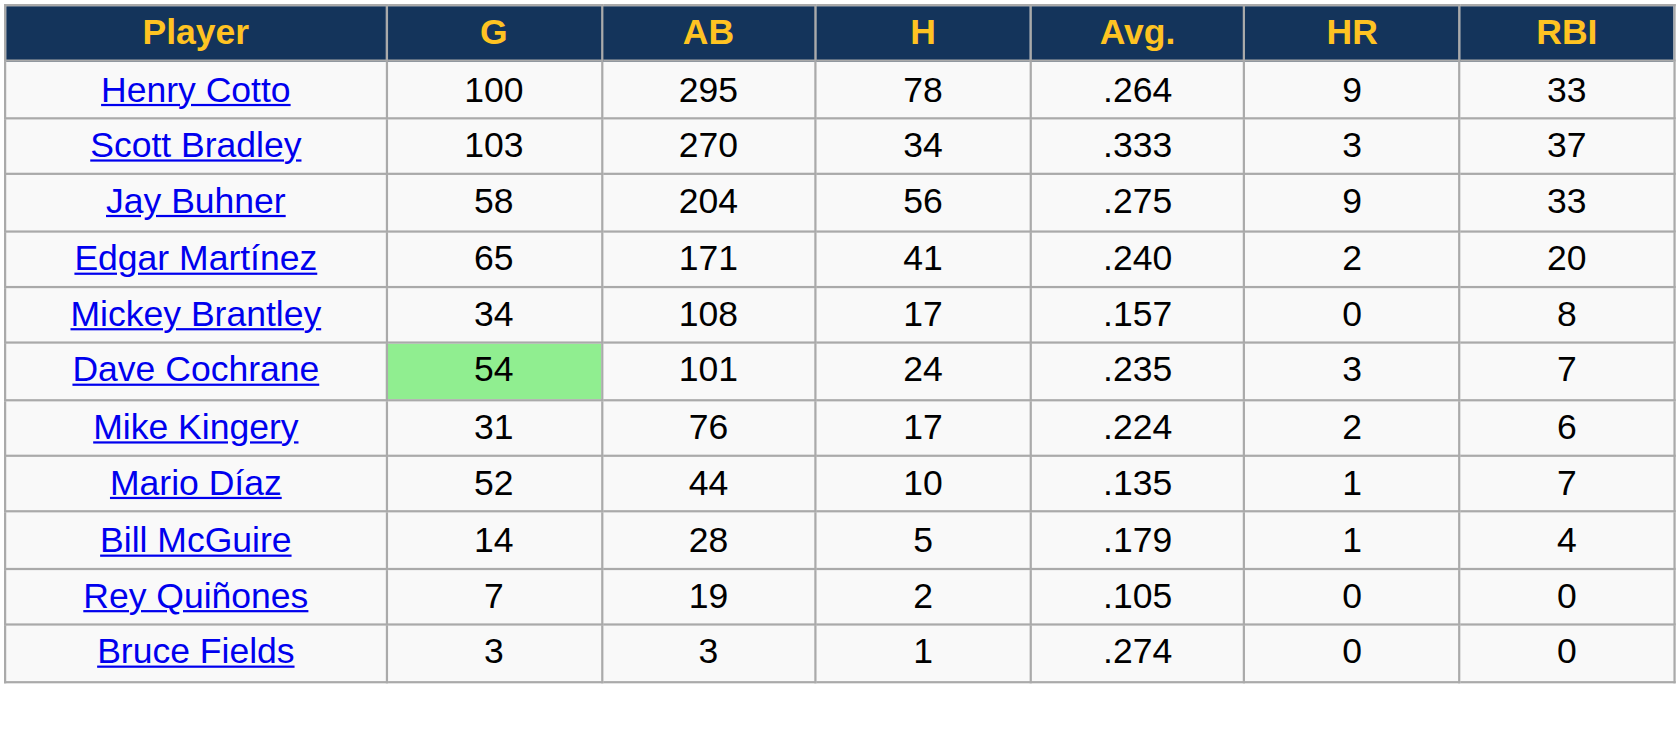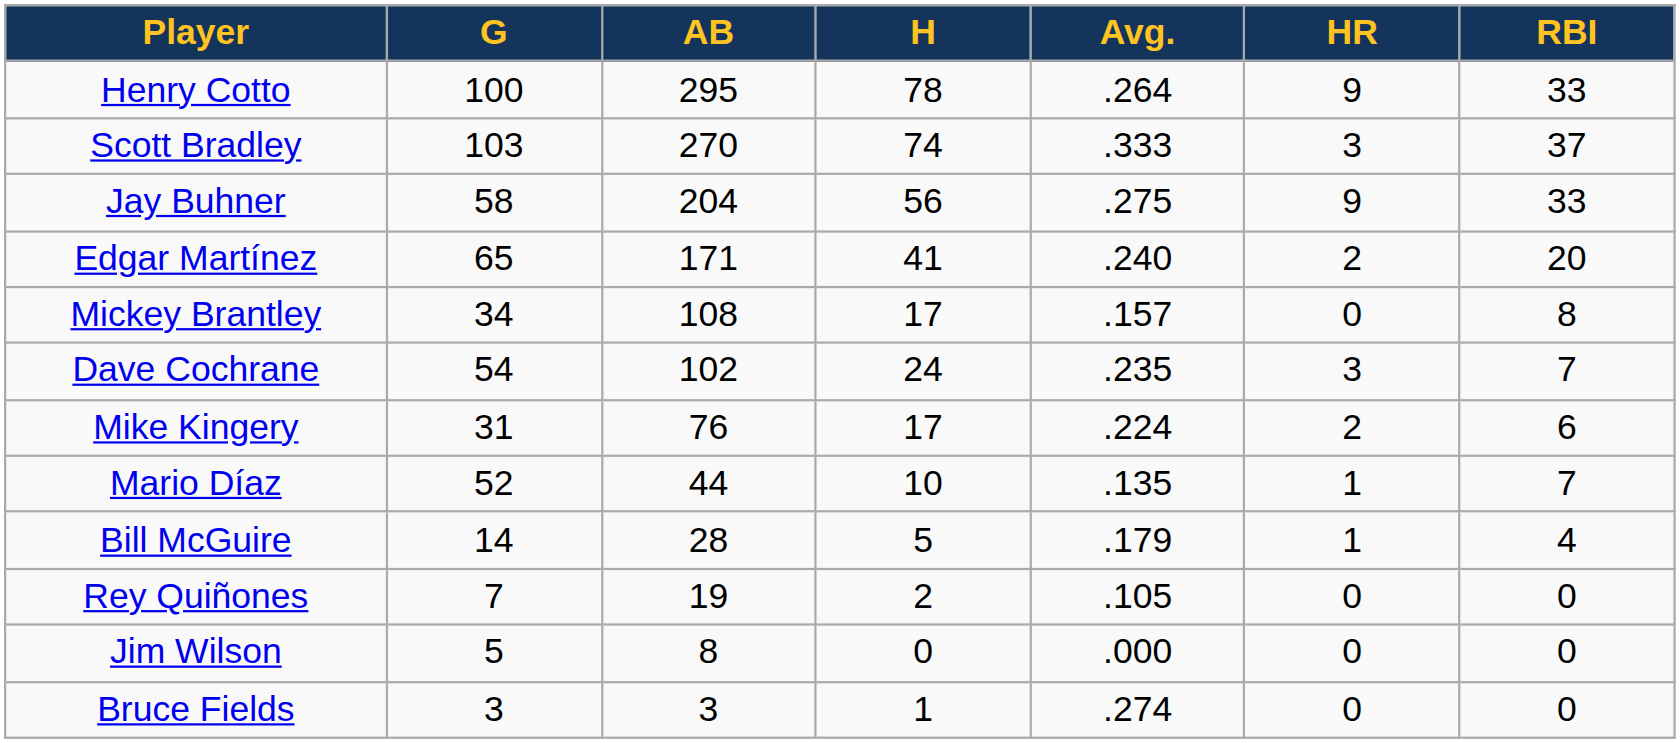(923, 145) 34 -> (923, 145) 74
(494, 370) lightgreen background -> (494, 370) no background
(708, 370) 101 -> (708, 370) 102
+ row: (196, 652)
